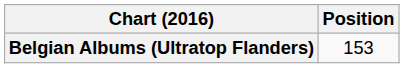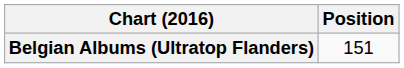(359, 47) 153 -> (359, 47) 151
